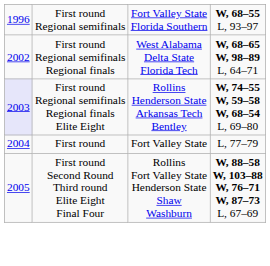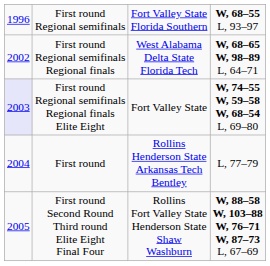(169, 107) Rollins Henderson State Arkansas Tech Bentley -> (169, 107) Fort Valley State
(169, 144) Fort Valley State -> (169, 163) Rollins Henderson State Arkansas Tech Bentley
